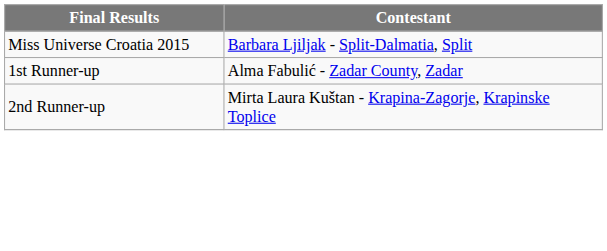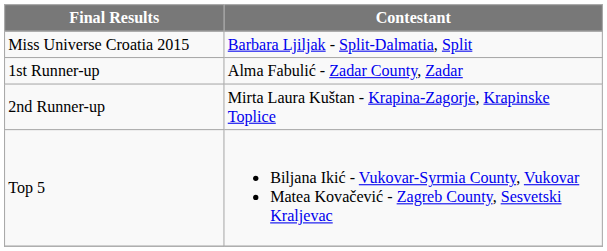+ row: (27, 188)
